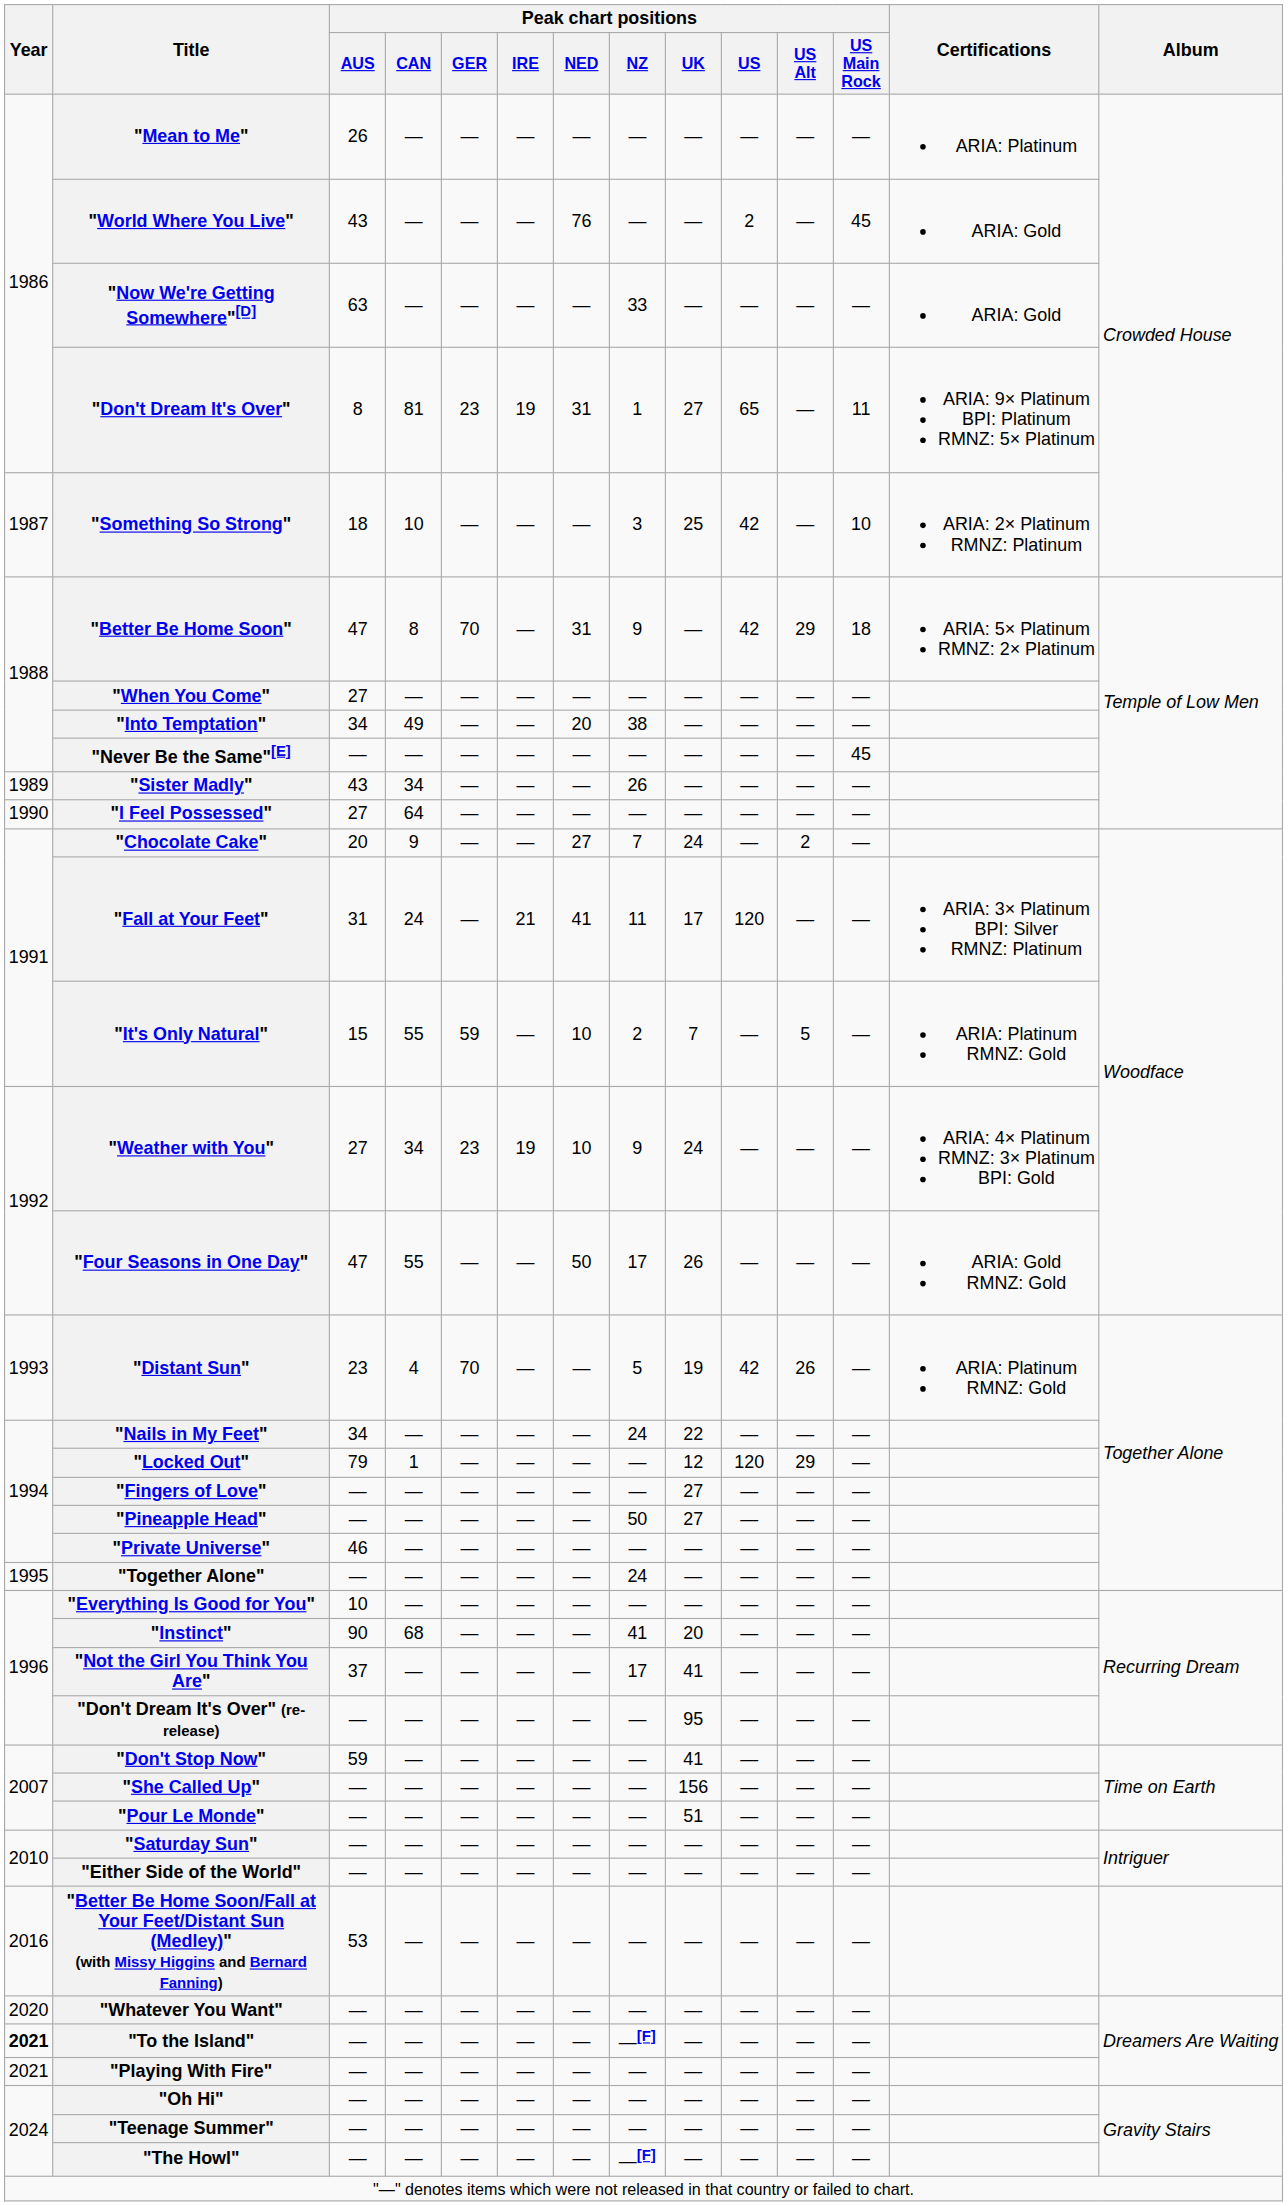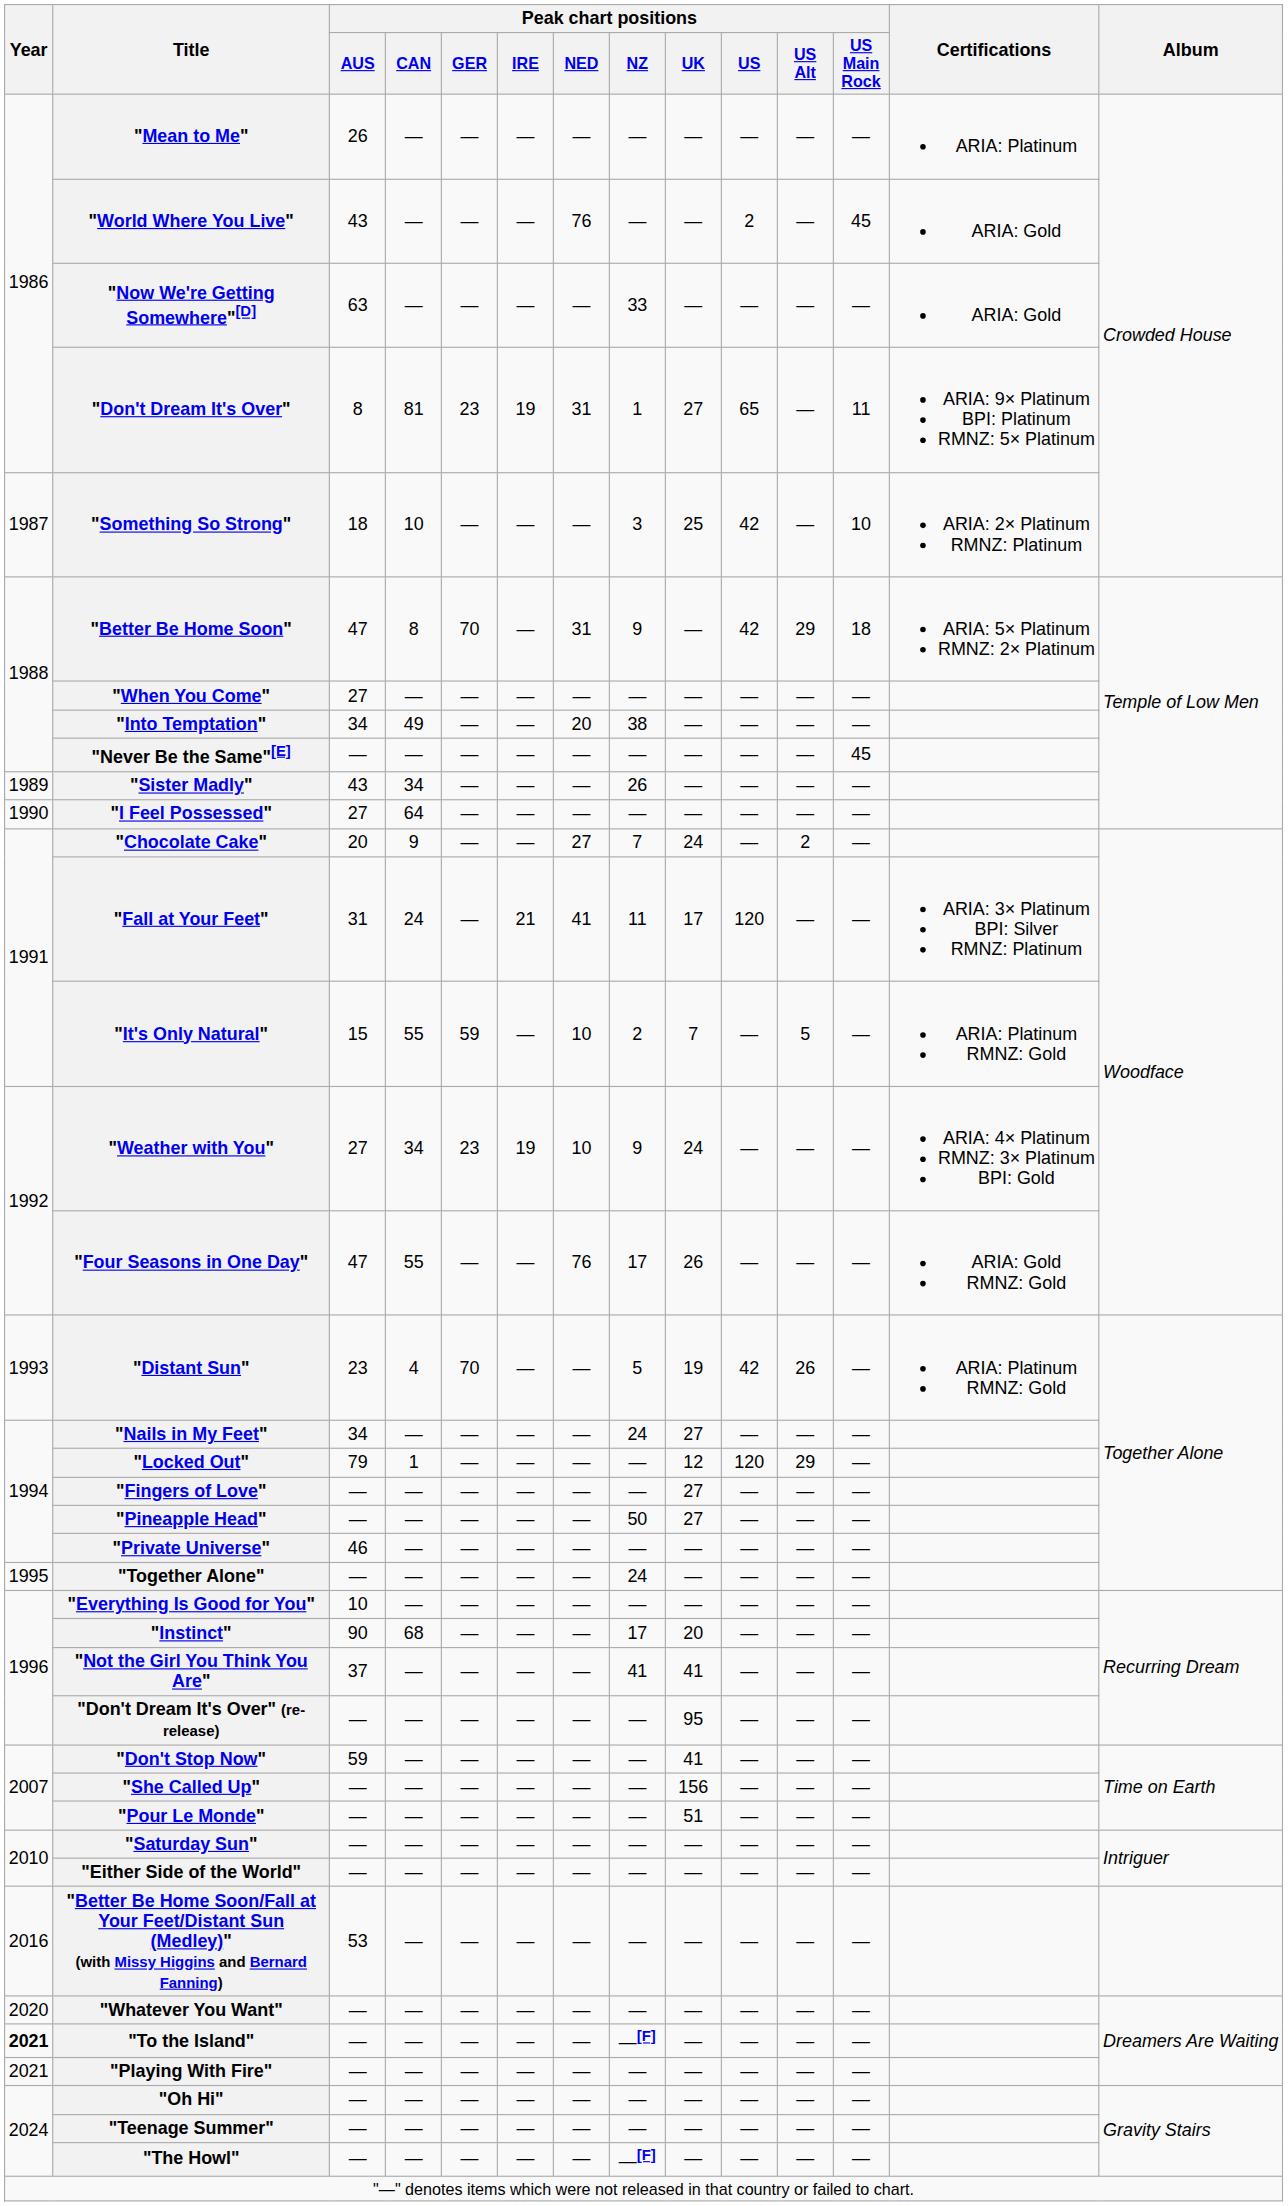(581, 1263) 50 -> (581, 1263) 76
(693, 1434) 22 -> (693, 1434) 27
(637, 1633) 41 -> (637, 1633) 17
(637, 1671) 17 -> (637, 1671) 41
